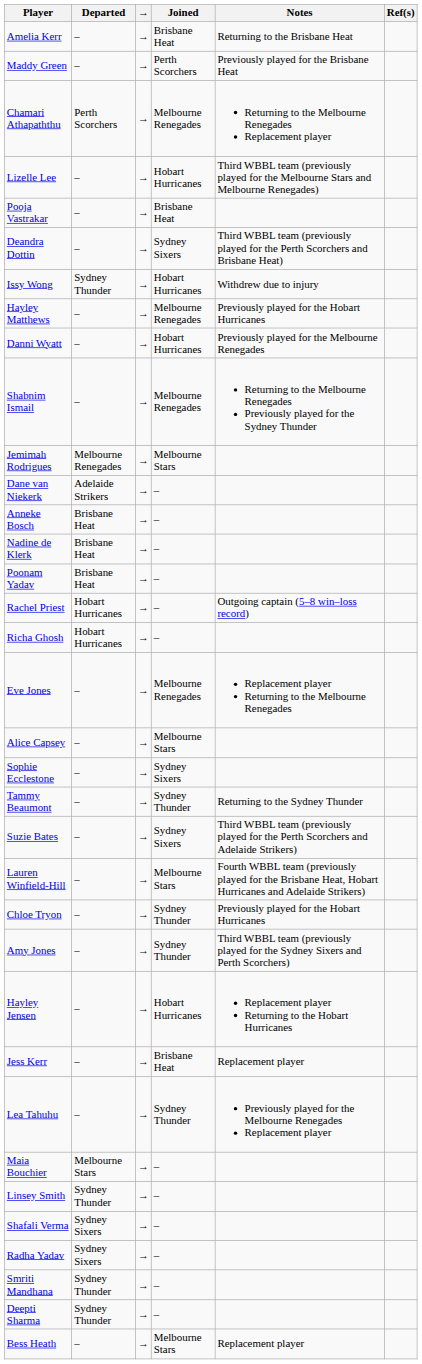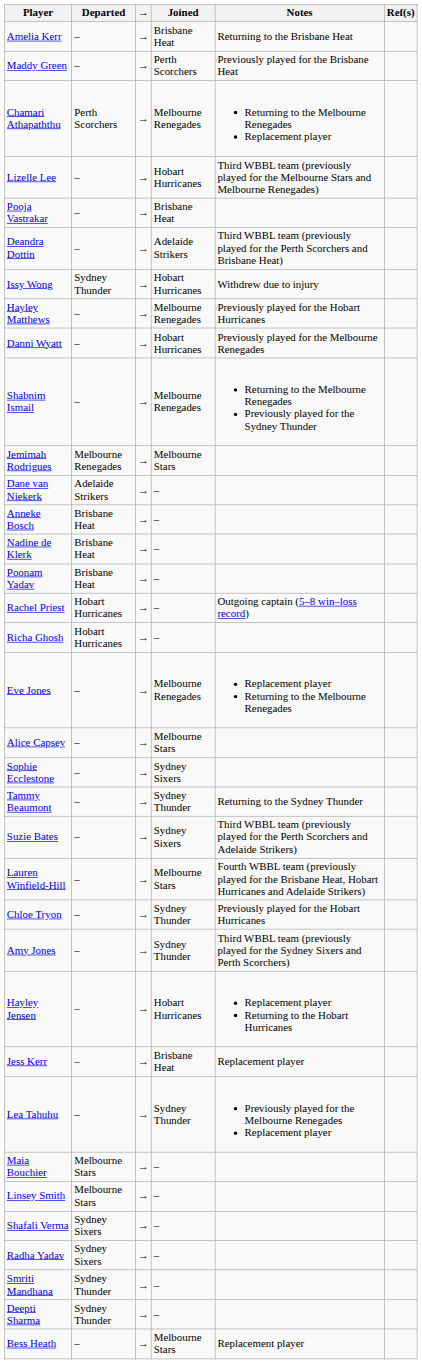(170, 248) Sydney Sixers -> (173, 248) Adelaide Strikers
(93, 1196) Sydney Thunder -> (98, 1196) Melbourne Stars
